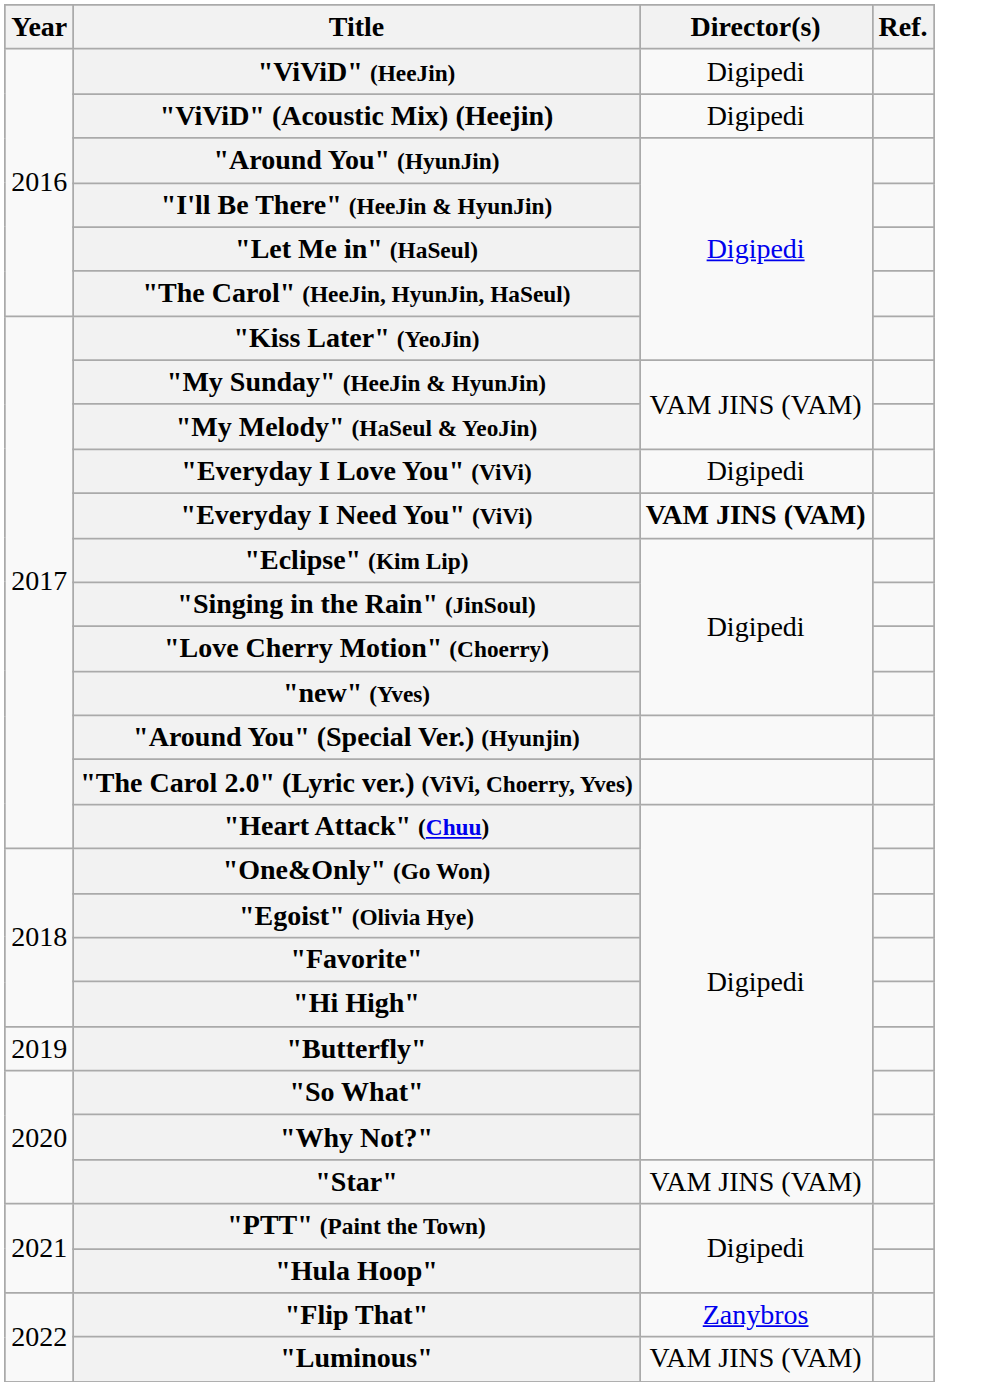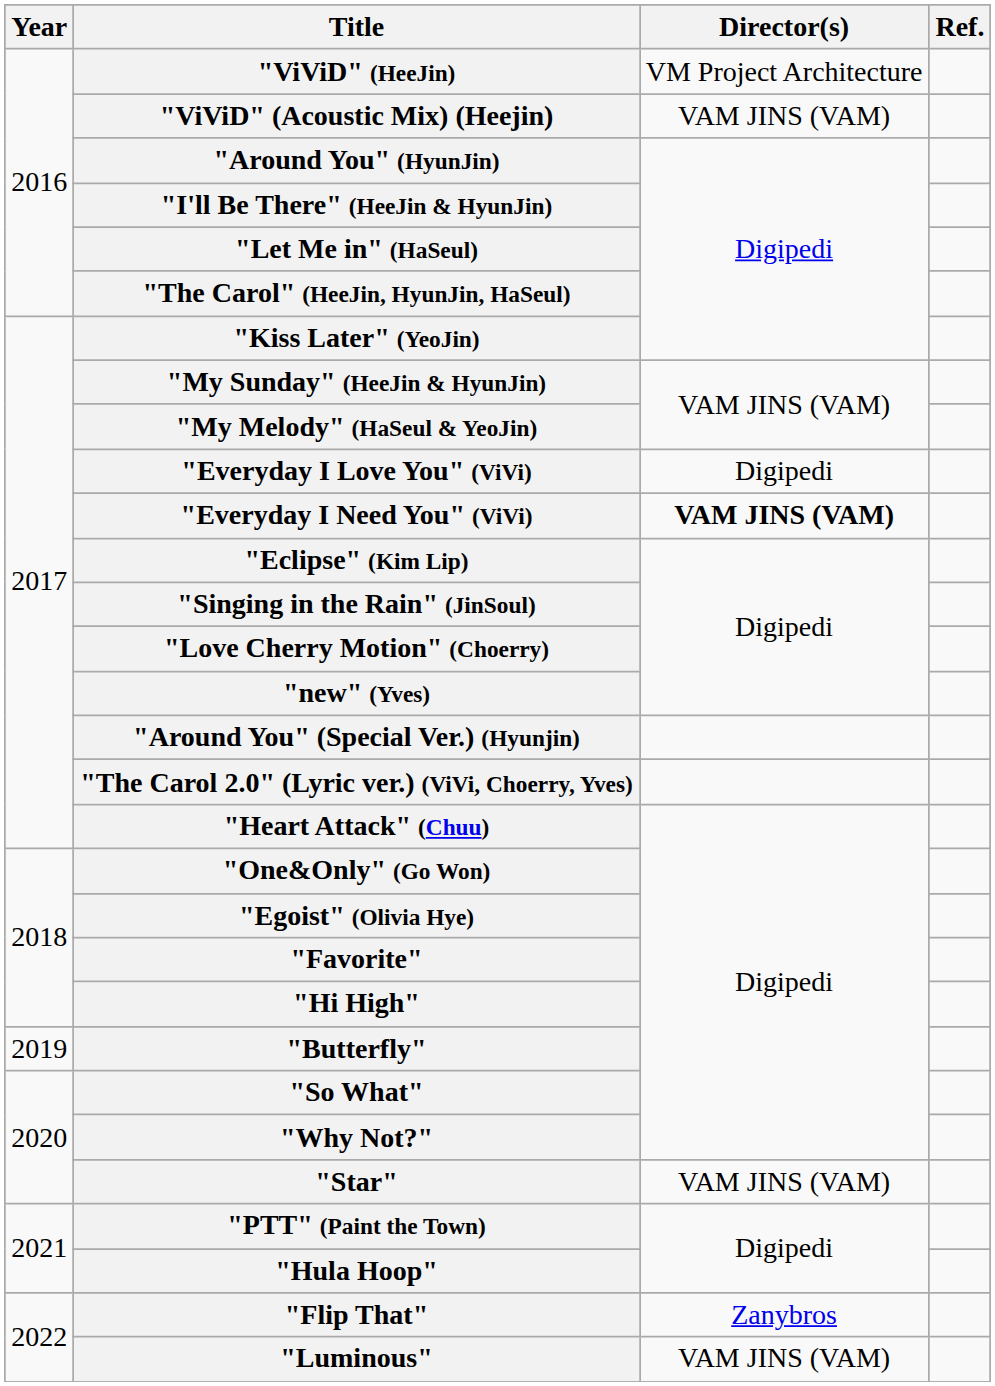(756, 71) Digipedi -> (784, 71) VM Project Architecture
(756, 115) Digipedi -> (784, 115) VAM JINS (VAM)
